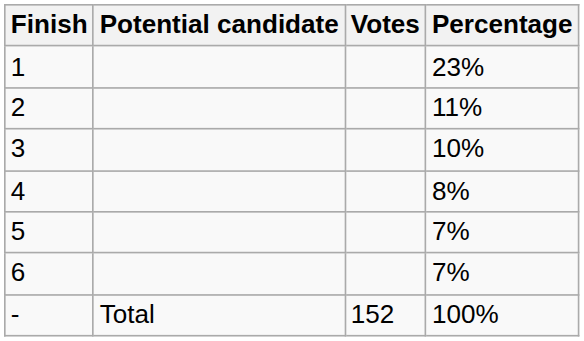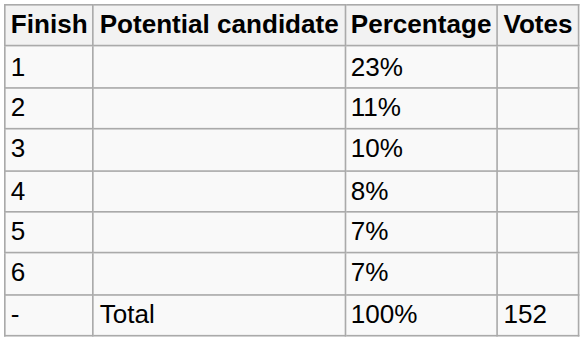columns swapped: (502, 25) <-> (385, 25)
